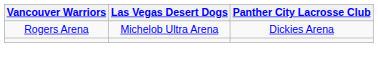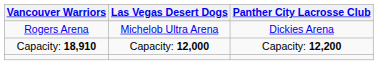+ row: (56, 46)
